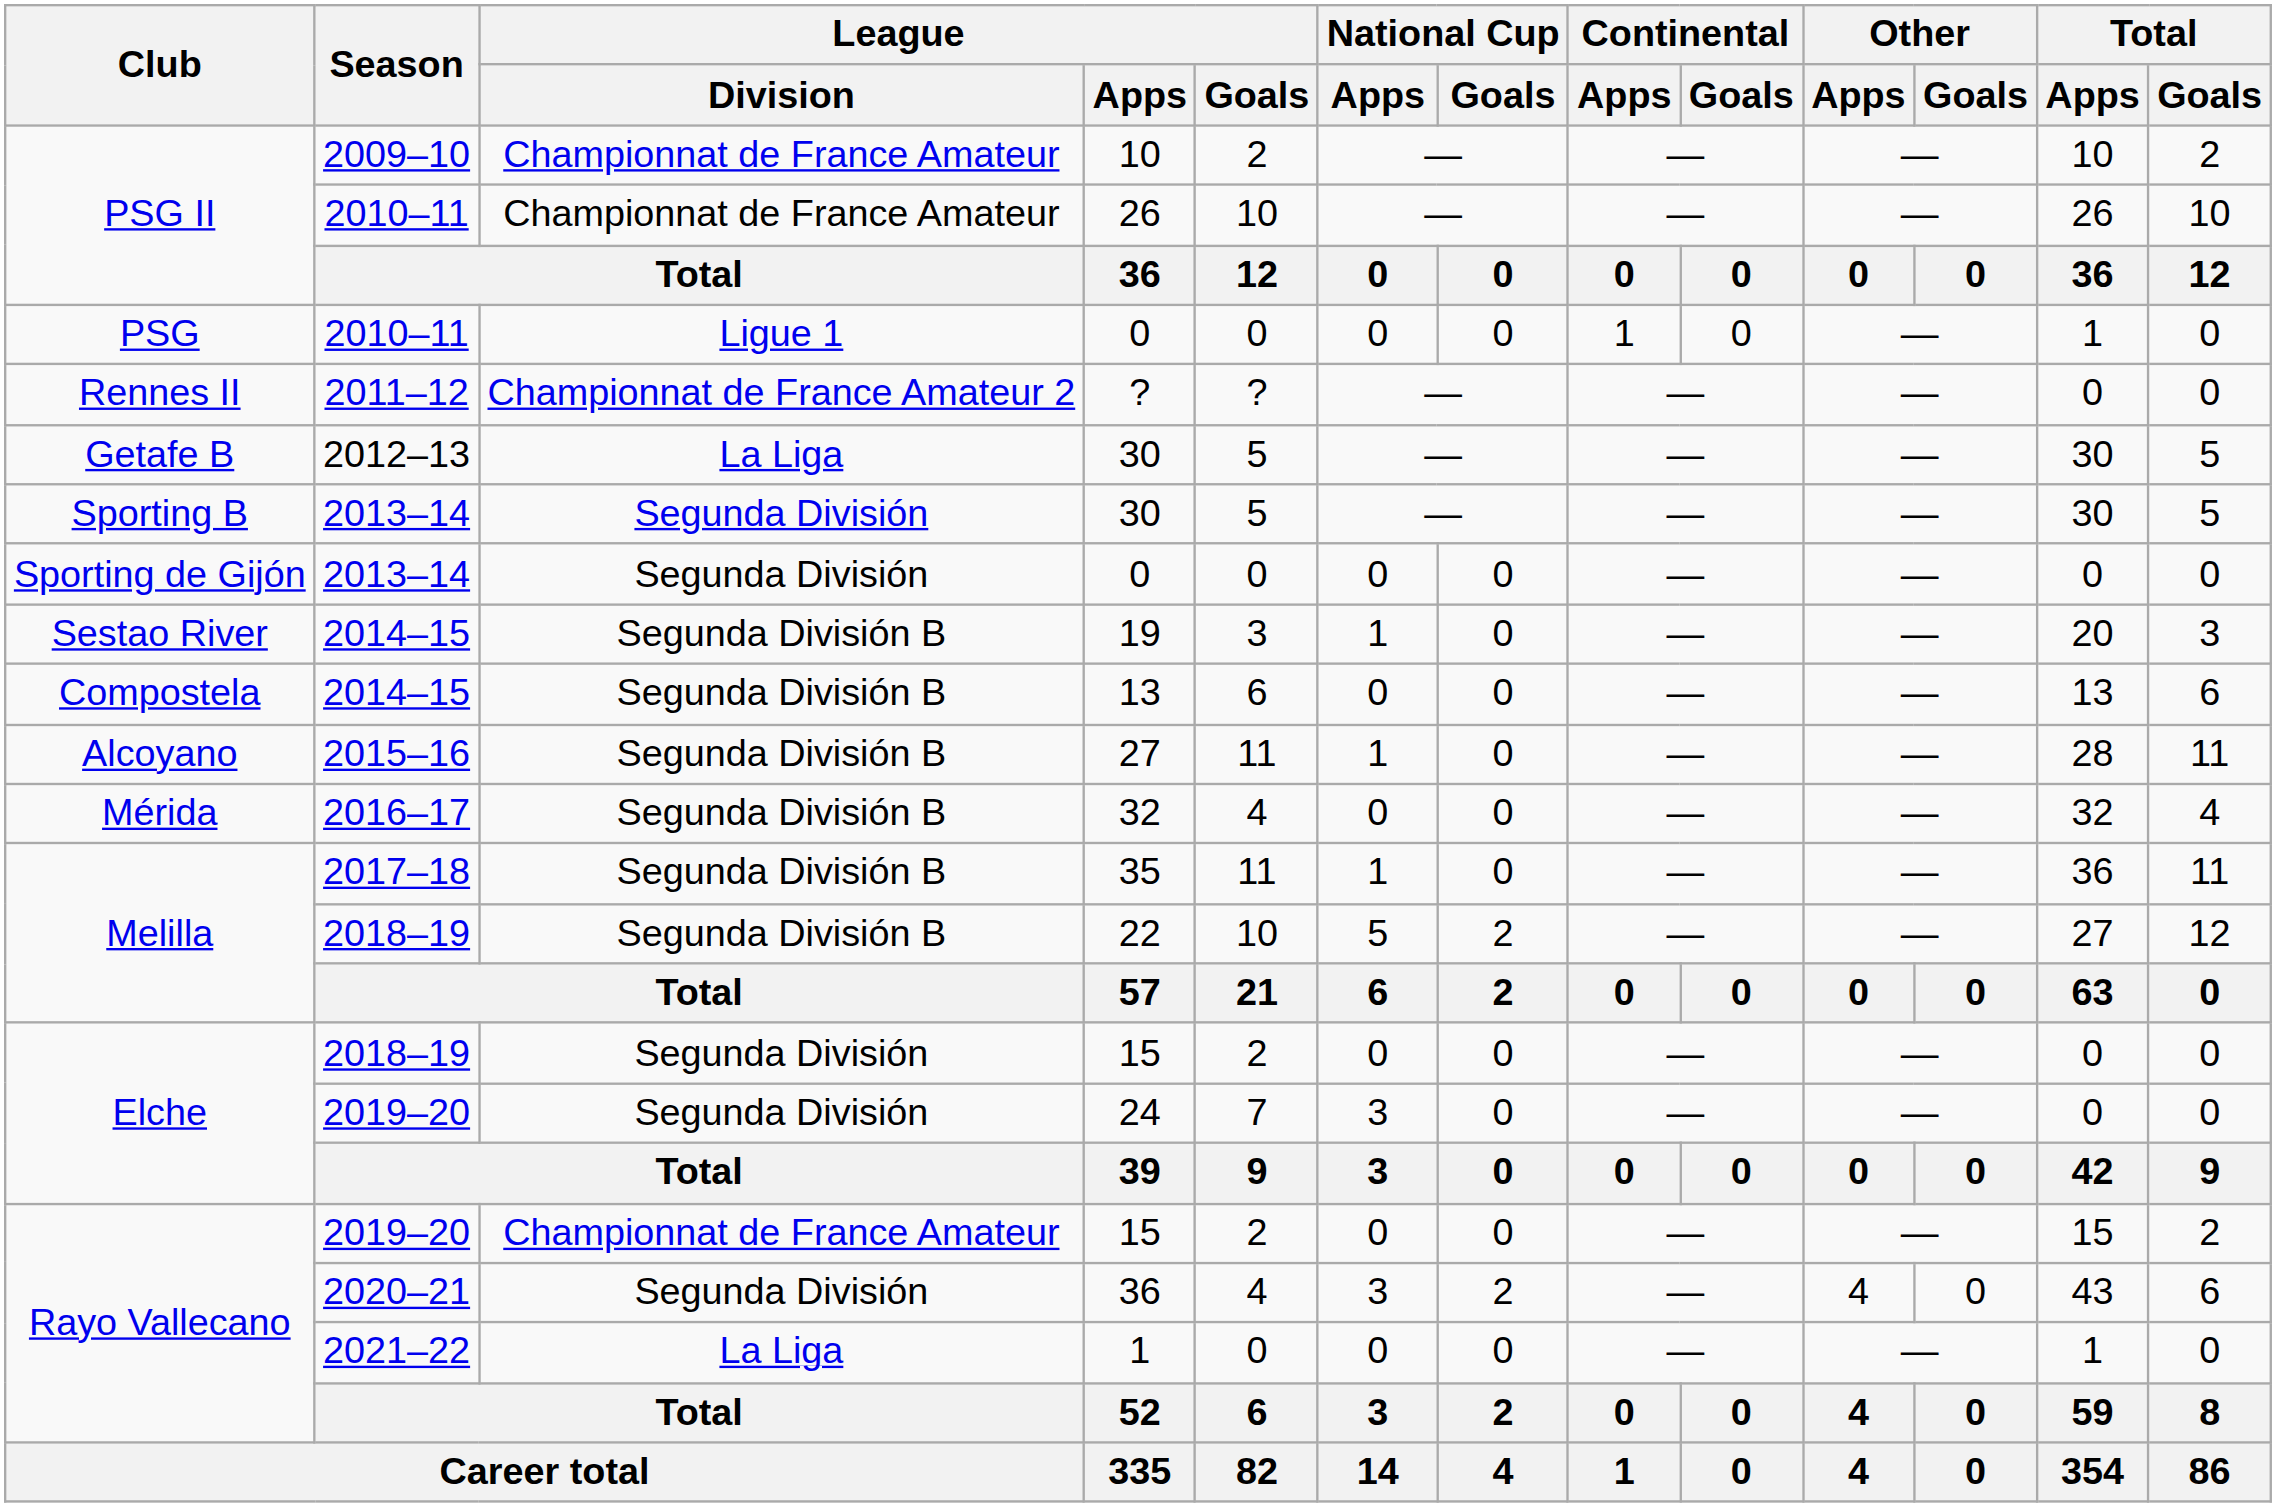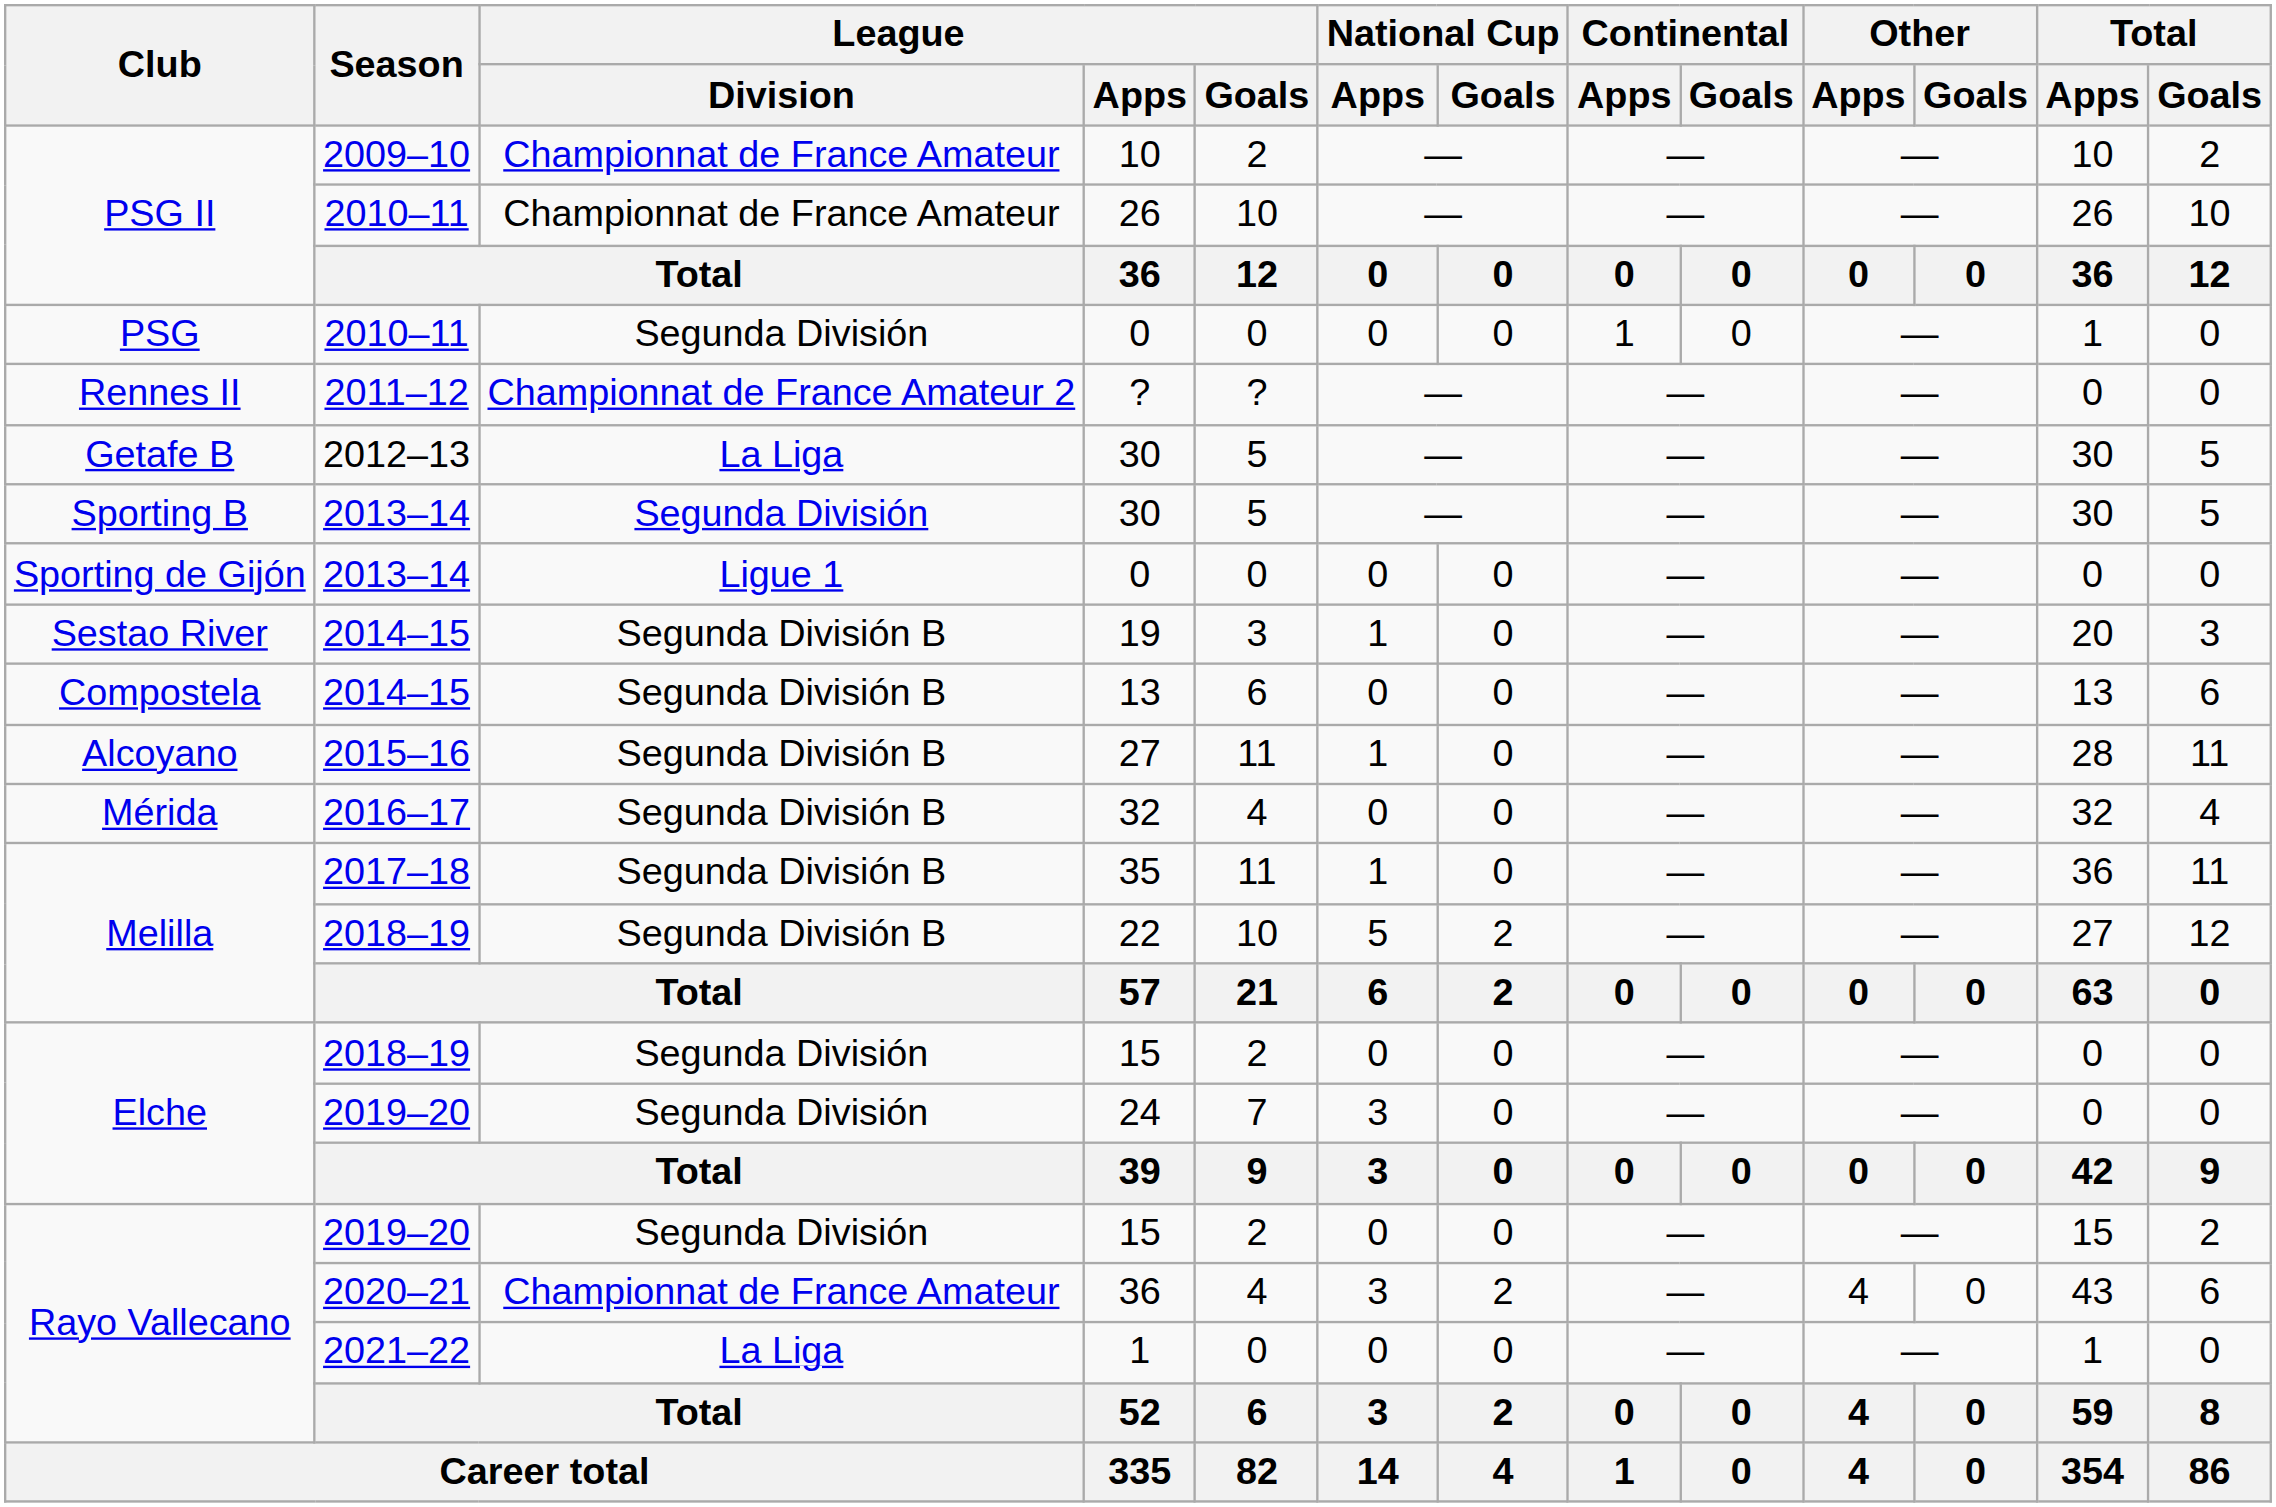(781, 333) Ligue 1 -> (781, 333) Segunda División
(781, 573) Segunda División -> (781, 573) Ligue 1
(781, 1232) Championnat de France Amateur -> (781, 1232) Segunda División
(781, 1292) Segunda División -> (781, 1292) Championnat de France Amateur
